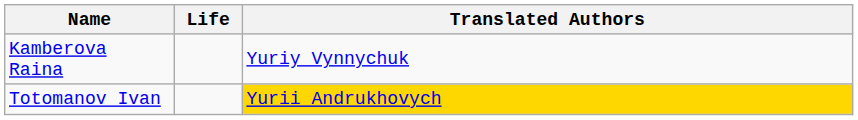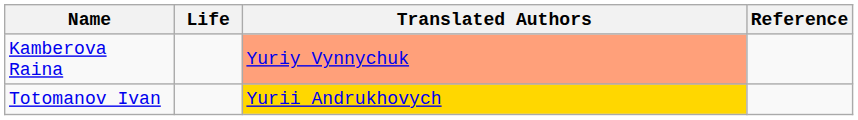+ column: (799, 19)
(328, 59) no background -> (328, 59) lightsalmon background
